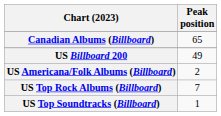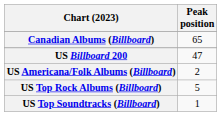(197, 55) 49 -> (197, 55) 47
(197, 87) 7 -> (197, 87) 5
